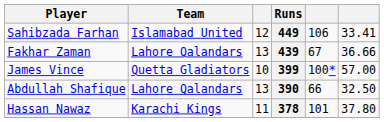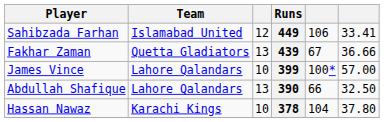(187, 52) Lahore Qalandars -> (190, 52) Quetta Gladiators
(190, 70) Quetta Gladiators -> (187, 70) Lahore Qalandars
(262, 108) 11 -> (262, 108) 10
(318, 108) 101 -> (318, 108) 104
